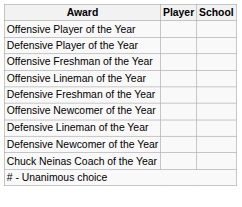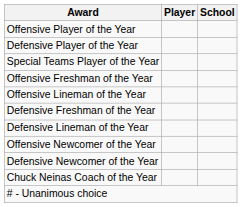+ row: (83, 62)
rows swapped: (78, 128) <-> (81, 111)
